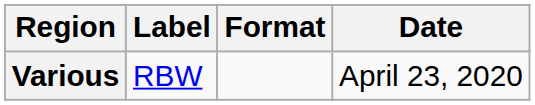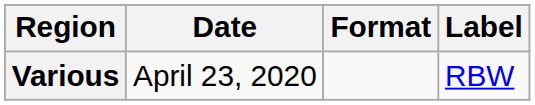columns swapped: (431, 28) <-> (172, 28)
